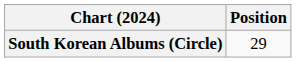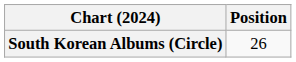(258, 43) 29 -> (258, 43) 26
